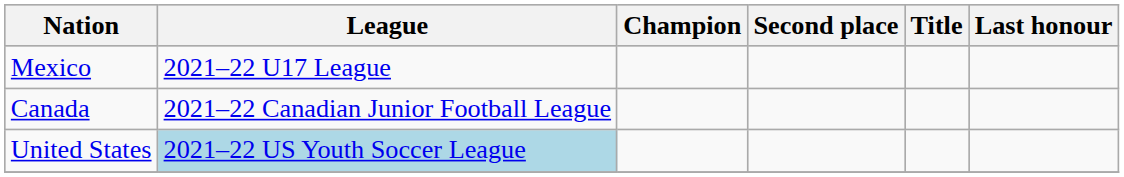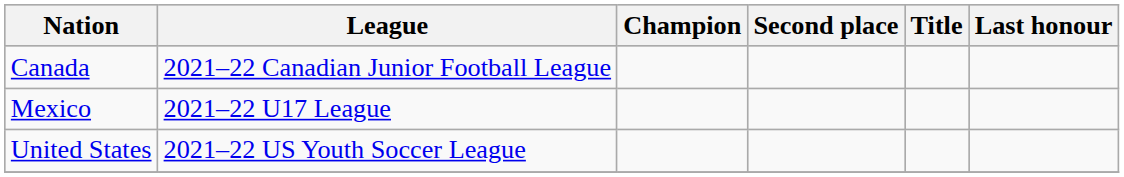rows swapped: (50, 108) <-> (51, 66)
(345, 150) lightblue background -> (345, 150) no background
